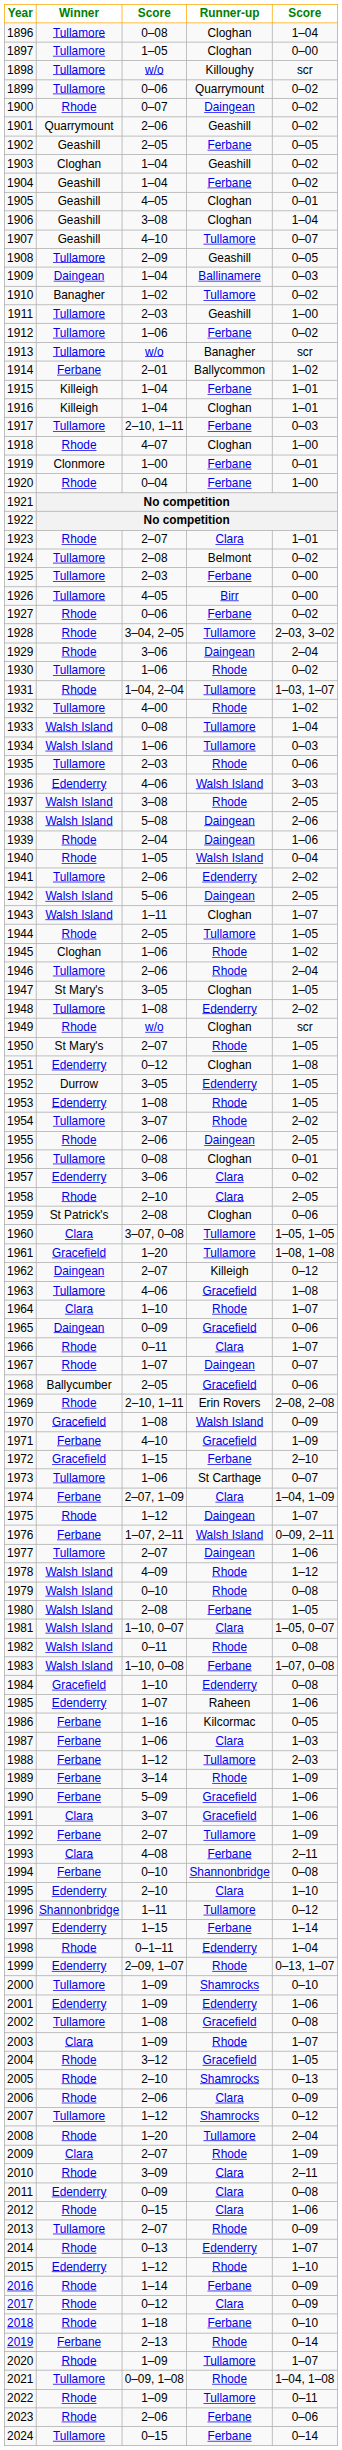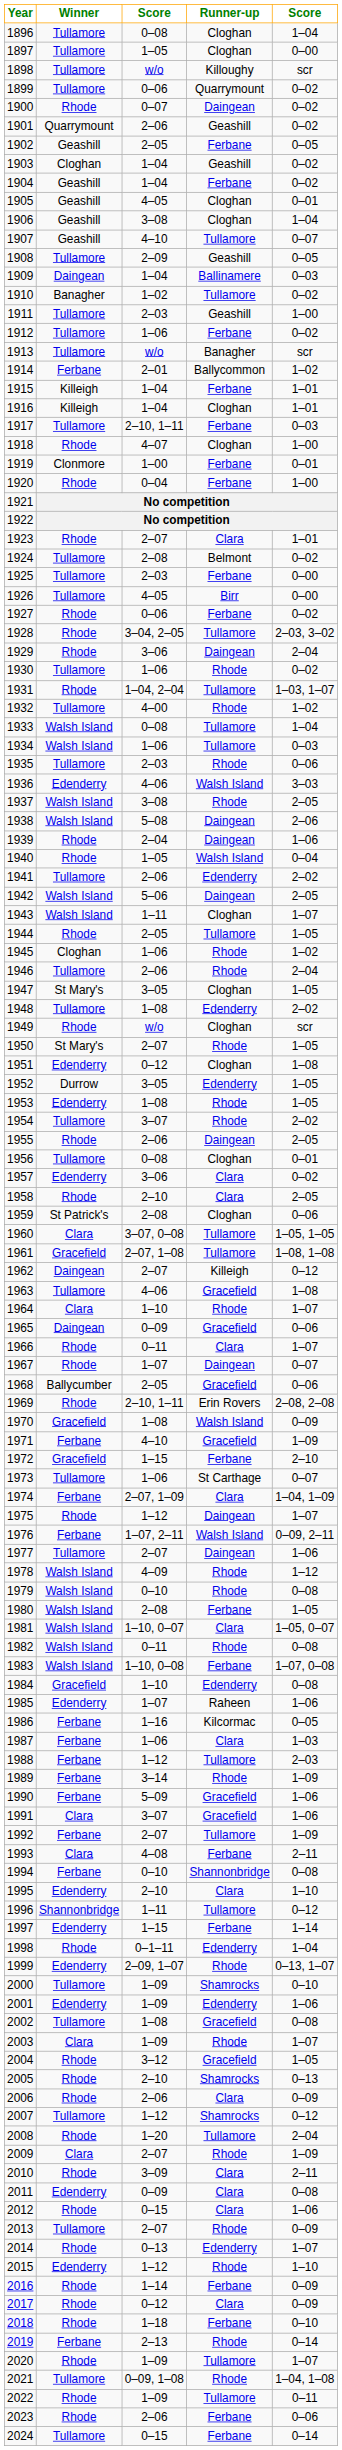(154, 1253) 1–20 -> (154, 1253) 2–07, 1–08
